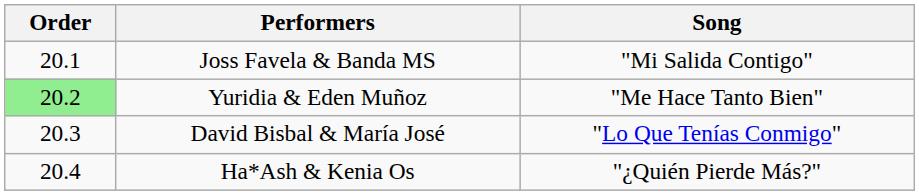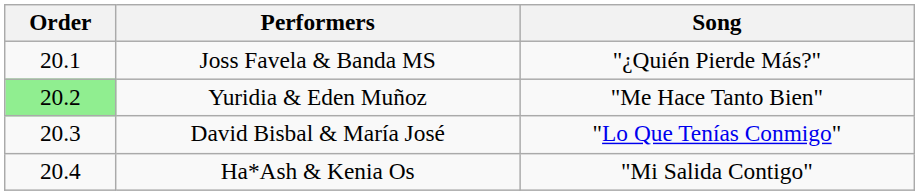(717, 60) "Mi Salida Contigo" -> (717, 60) "¿Quién Pierde Más?"
(717, 171) "¿Quién Pierde Más?" -> (717, 171) "Mi Salida Contigo"
